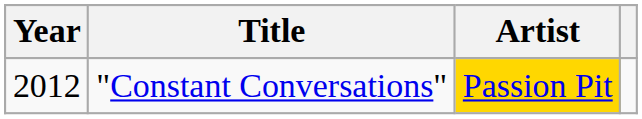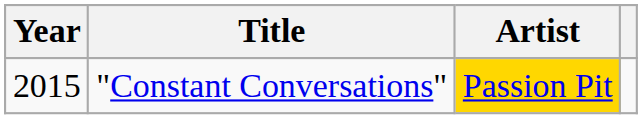(47, 85) 2012 -> (47, 85) 2015
